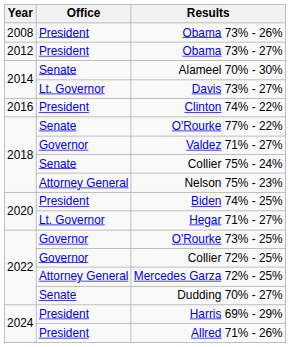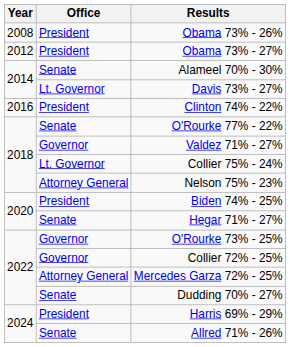(58, 164) Senate -> (72, 164) Lt. Governor
(72, 220) Lt. Governor -> (58, 220) Senate
(64, 333) President -> (58, 333) Senate
